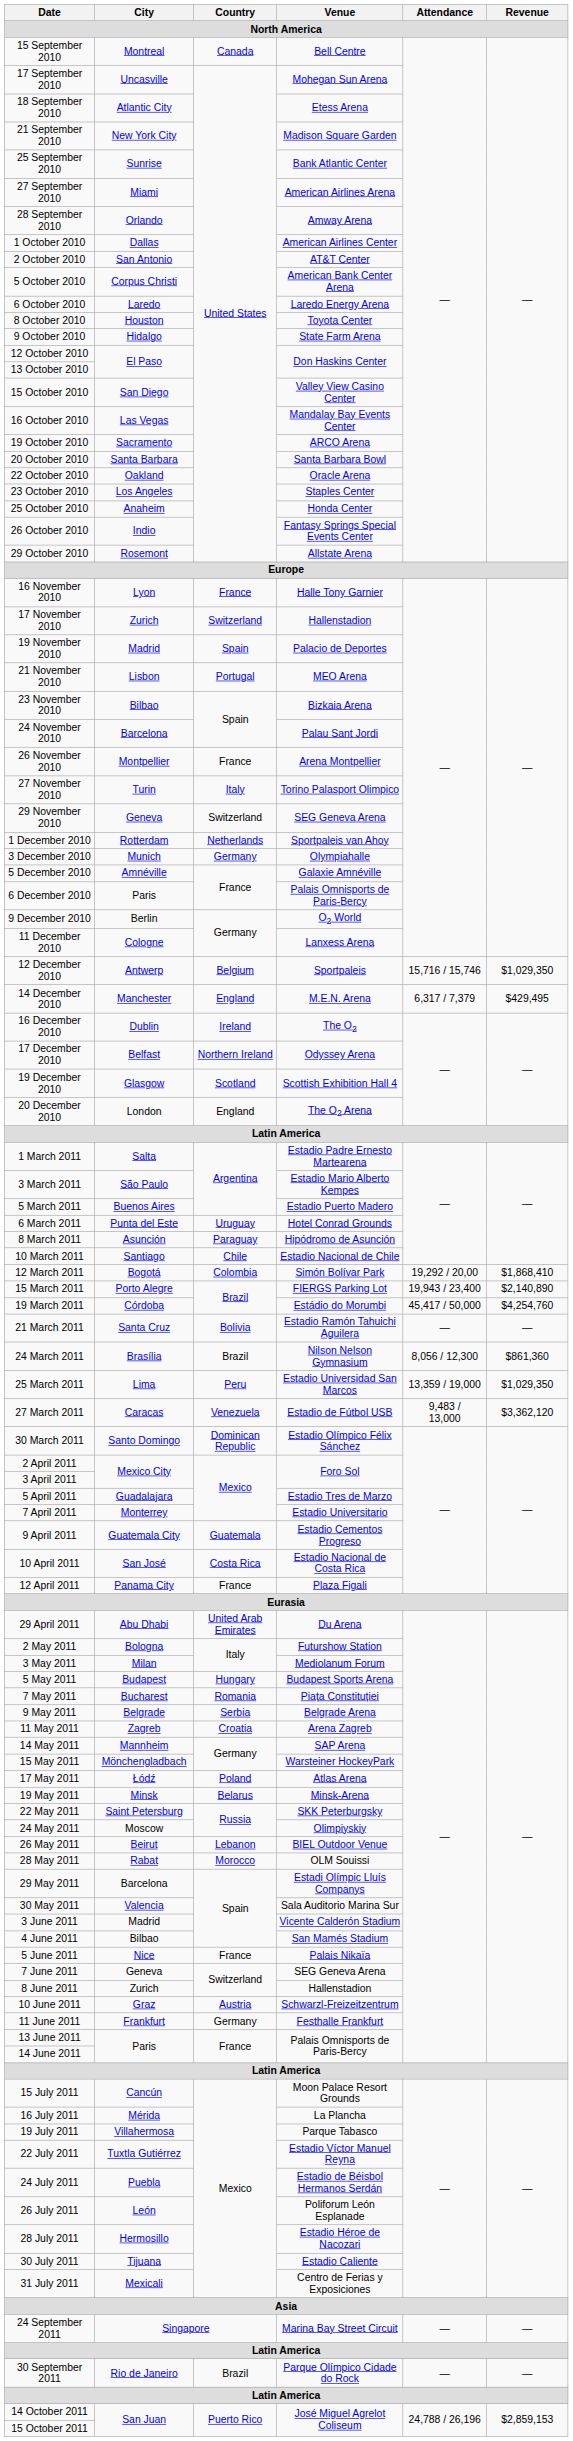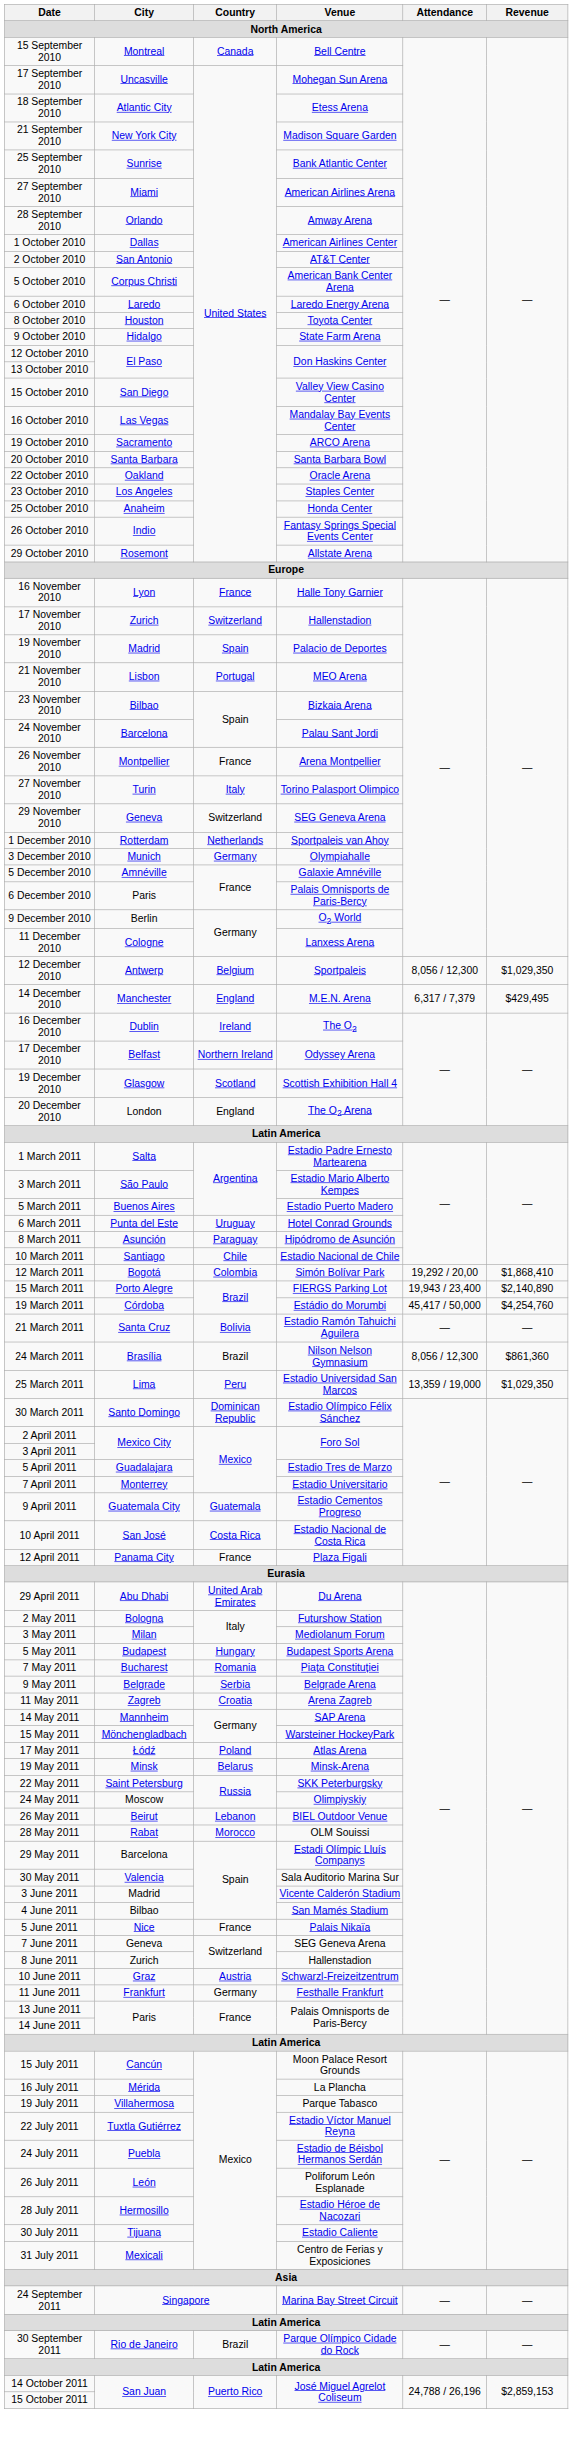(445, 970) 15,716 / 15,746 -> (445, 970) 8,056 / 12,300
- row: (50, 1412)
